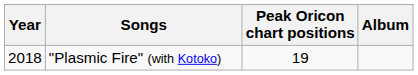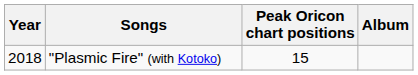(300, 57) 19 -> (300, 57) 15
